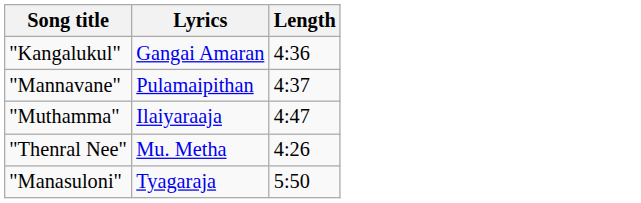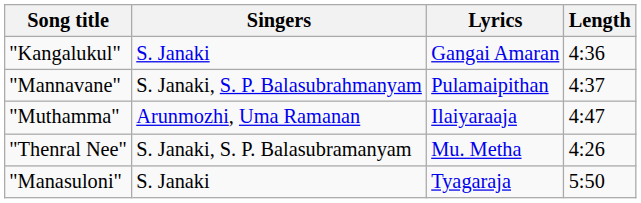+ column: (279, 20)
